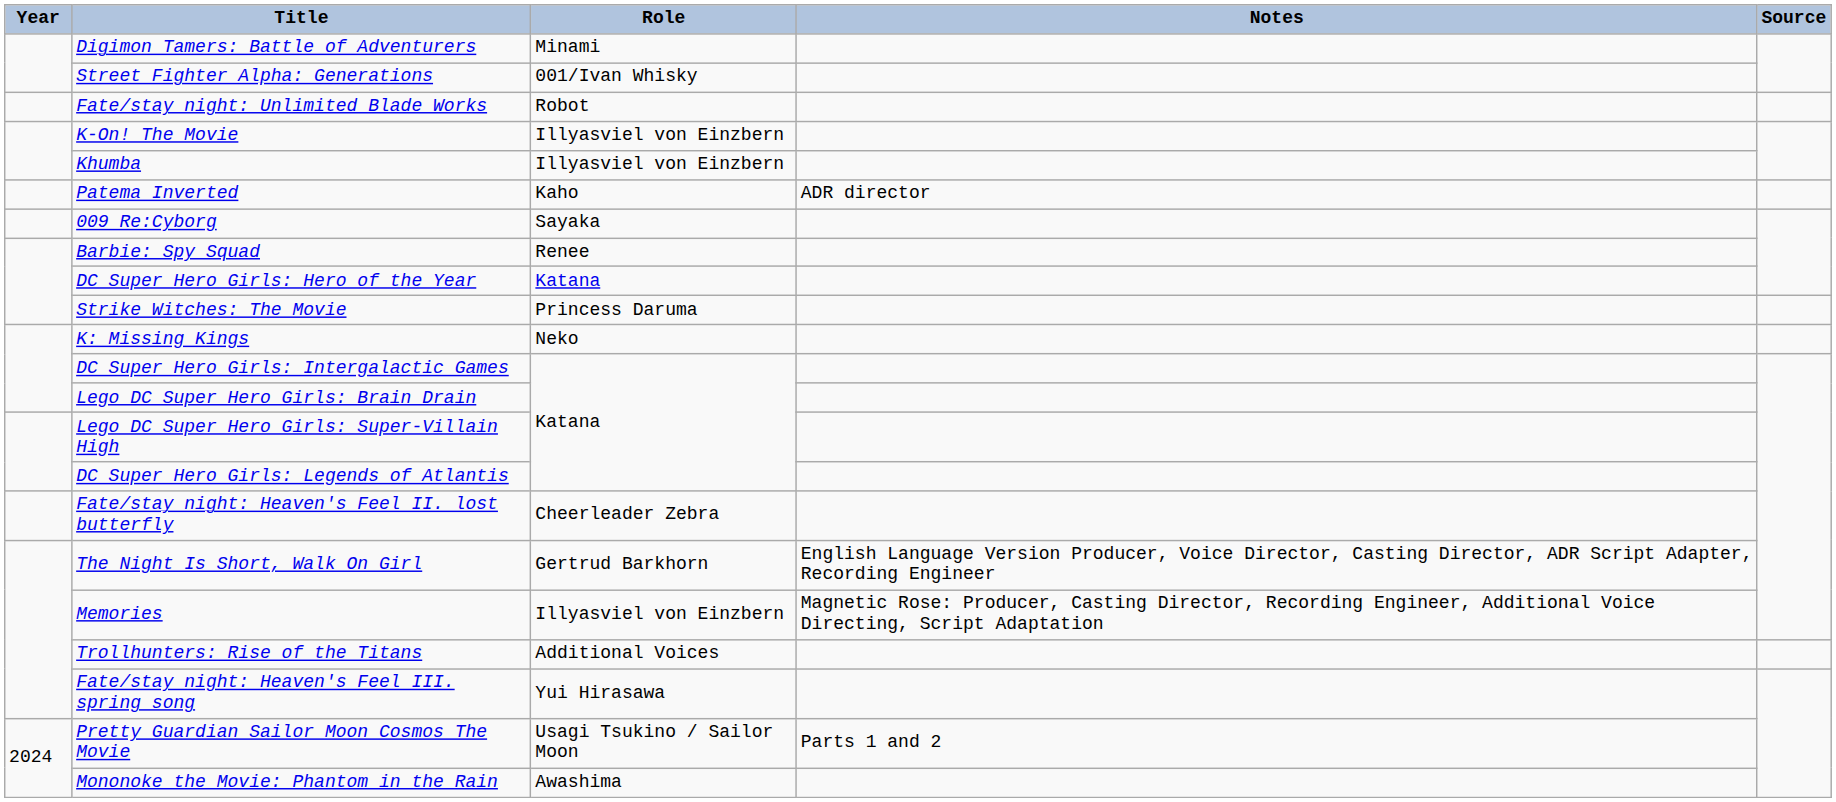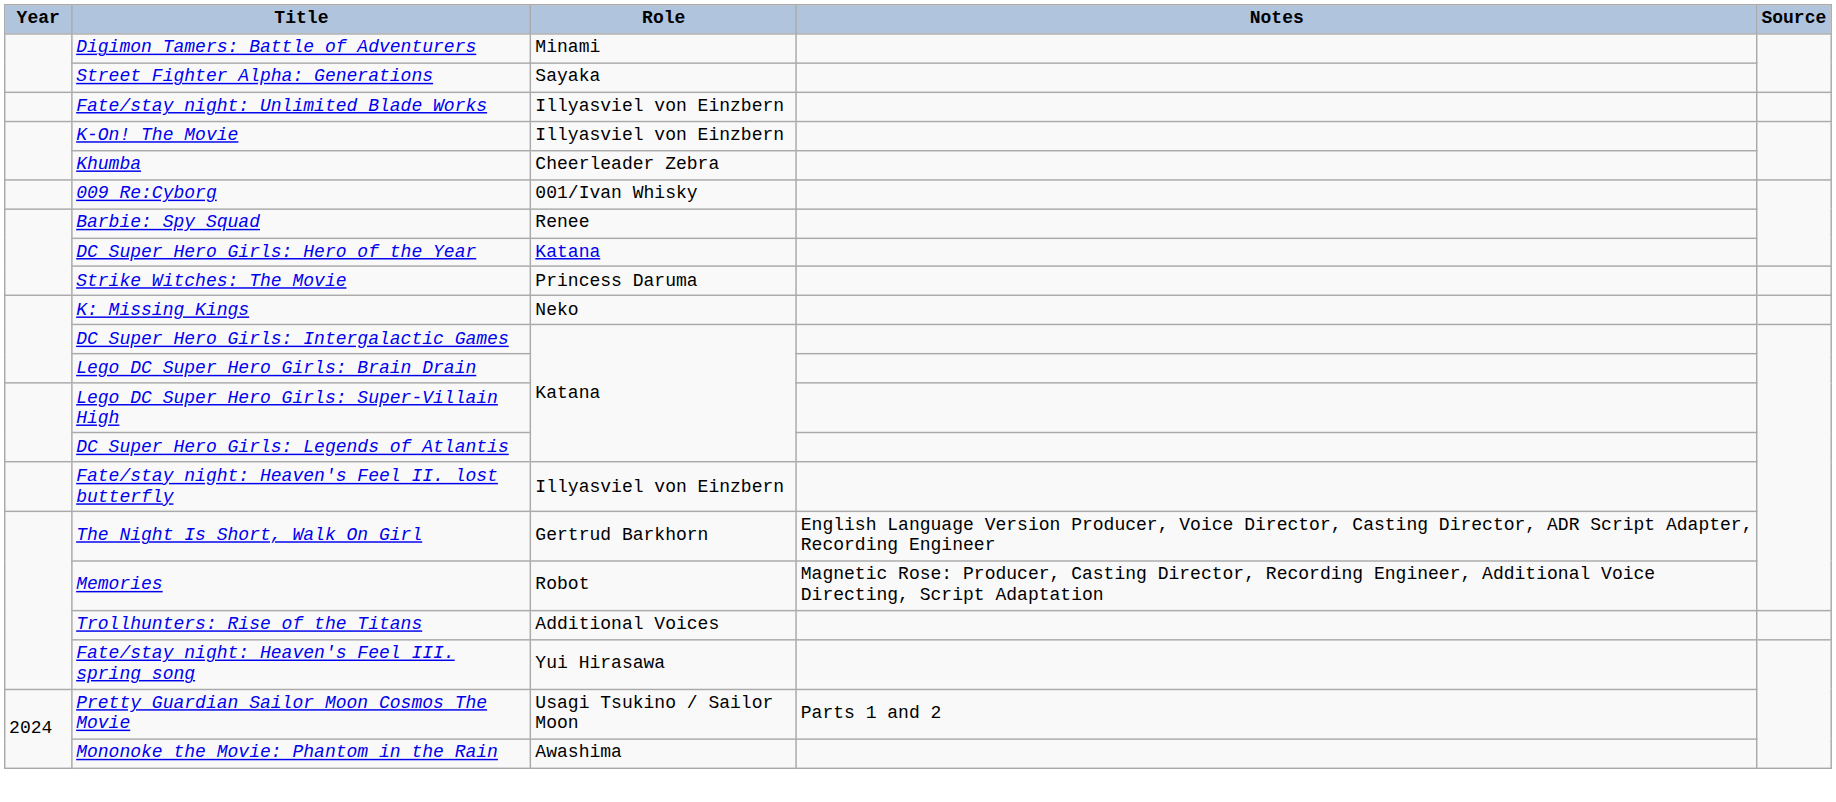(616, 78) 001/Ivan Whisky -> (568, 78) Sayaka
(562, 107) Robot -> (660, 107) Illyasviel von Einzbern
(660, 165) Illyasviel von Einzbern -> (627, 165) Cheerleader Zebra
- row: (157, 194)
(568, 223) Sayaka -> (616, 194) 001/Ivan Whisky
(627, 516) Cheerleader Zebra -> (660, 487) Illyasviel von Einzbern
(660, 615) Illyasviel von Einzbern -> (562, 586) Robot
